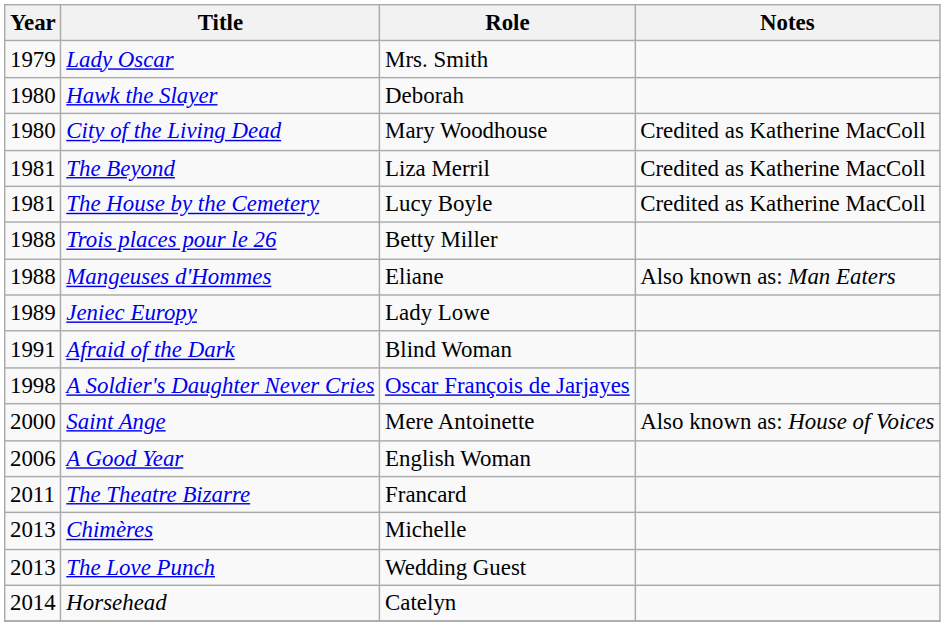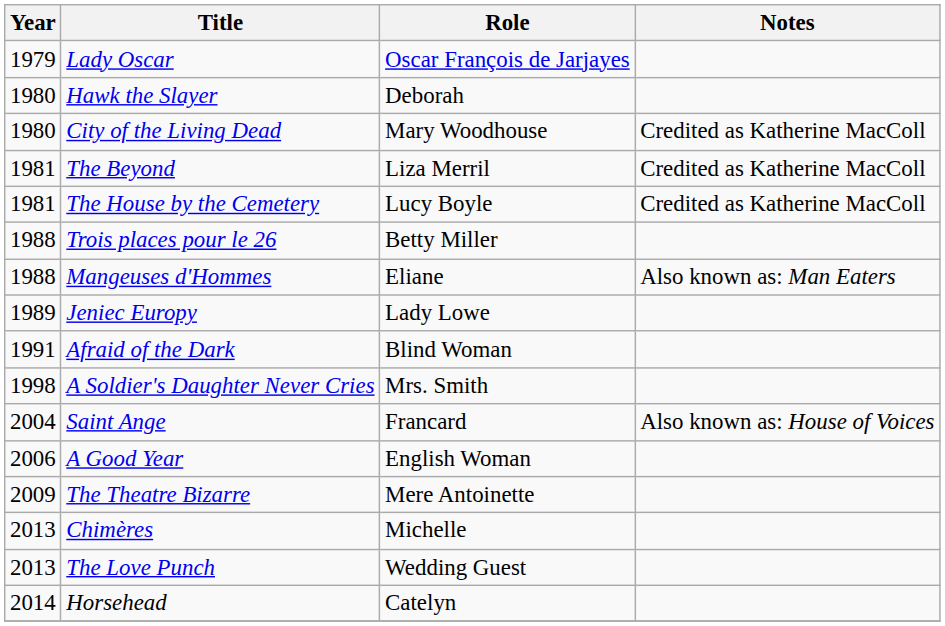(437, 58) Mrs. Smith -> (507, 58) Oscar François de Jarjayes
(507, 385) Oscar François de Jarjayes -> (437, 385) Mrs. Smith
(33, 421) 2000 -> (33, 421) 2004
(460, 421) Mere Antoinette -> (426, 421) Francard
(32, 494) 2011 -> (33, 494) 2009
(426, 494) Francard -> (460, 494) Mere Antoinette
